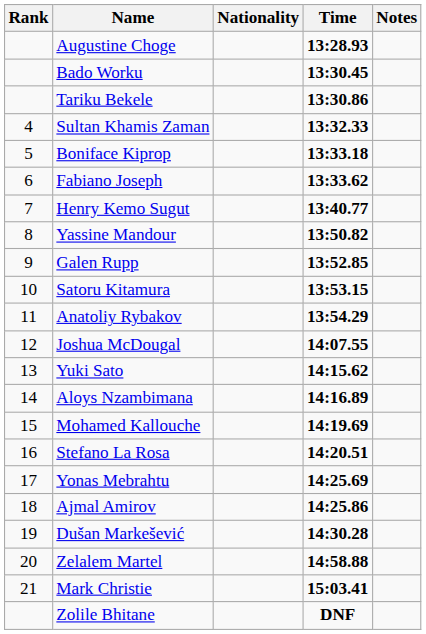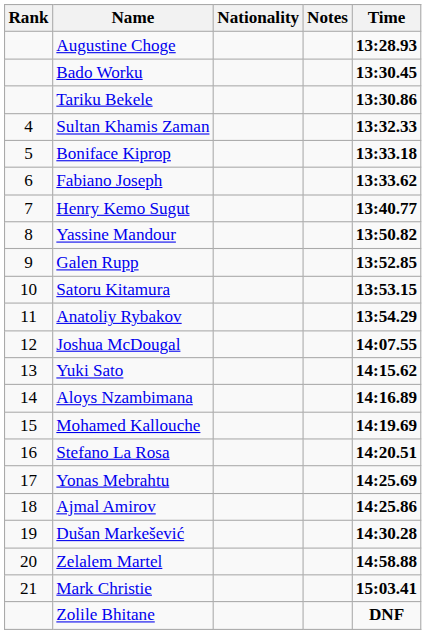columns swapped: (338, 18) <-> (397, 18)
